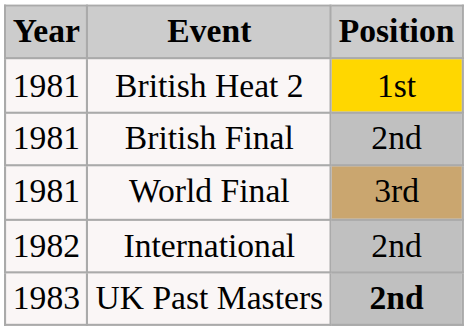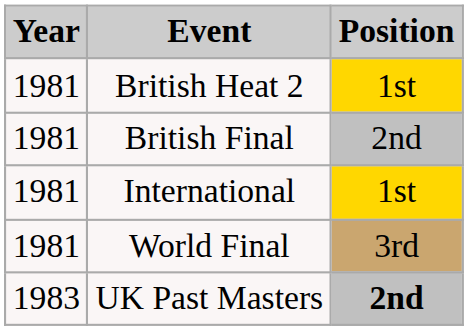+ row: (46, 191)
- row: (46, 244)
